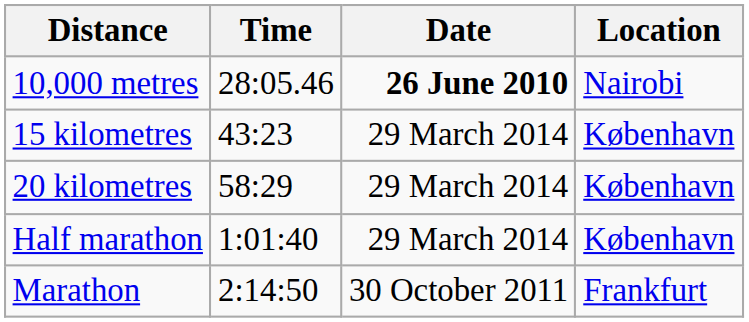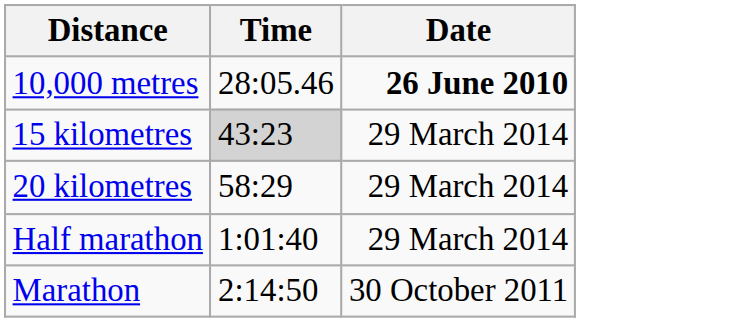- column: (659, 30)
(255, 134) no background -> (255, 134) lightgrey background
